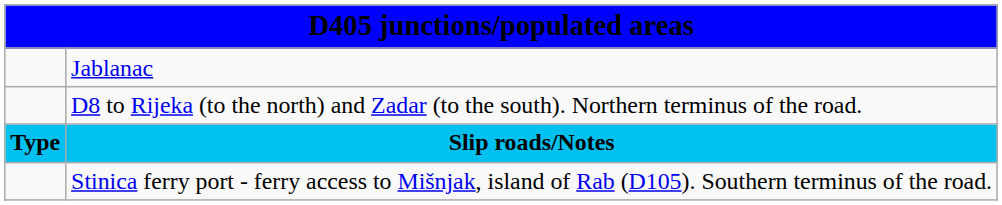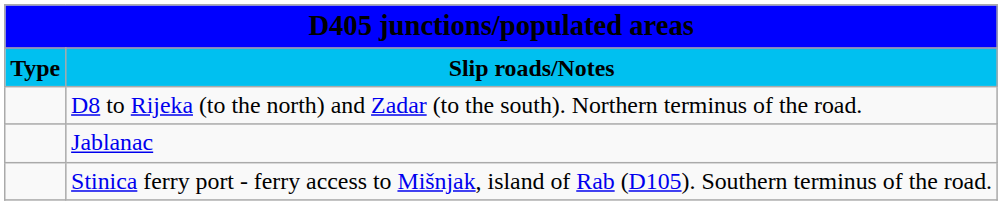rows swapped: (532, 142) <-> (112, 67)
